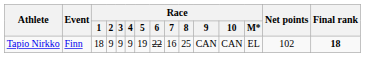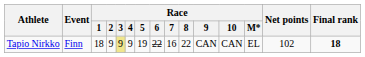(121, 44) no background -> (121, 44) khaki background
(186, 44) 25 -> (186, 44) 22
